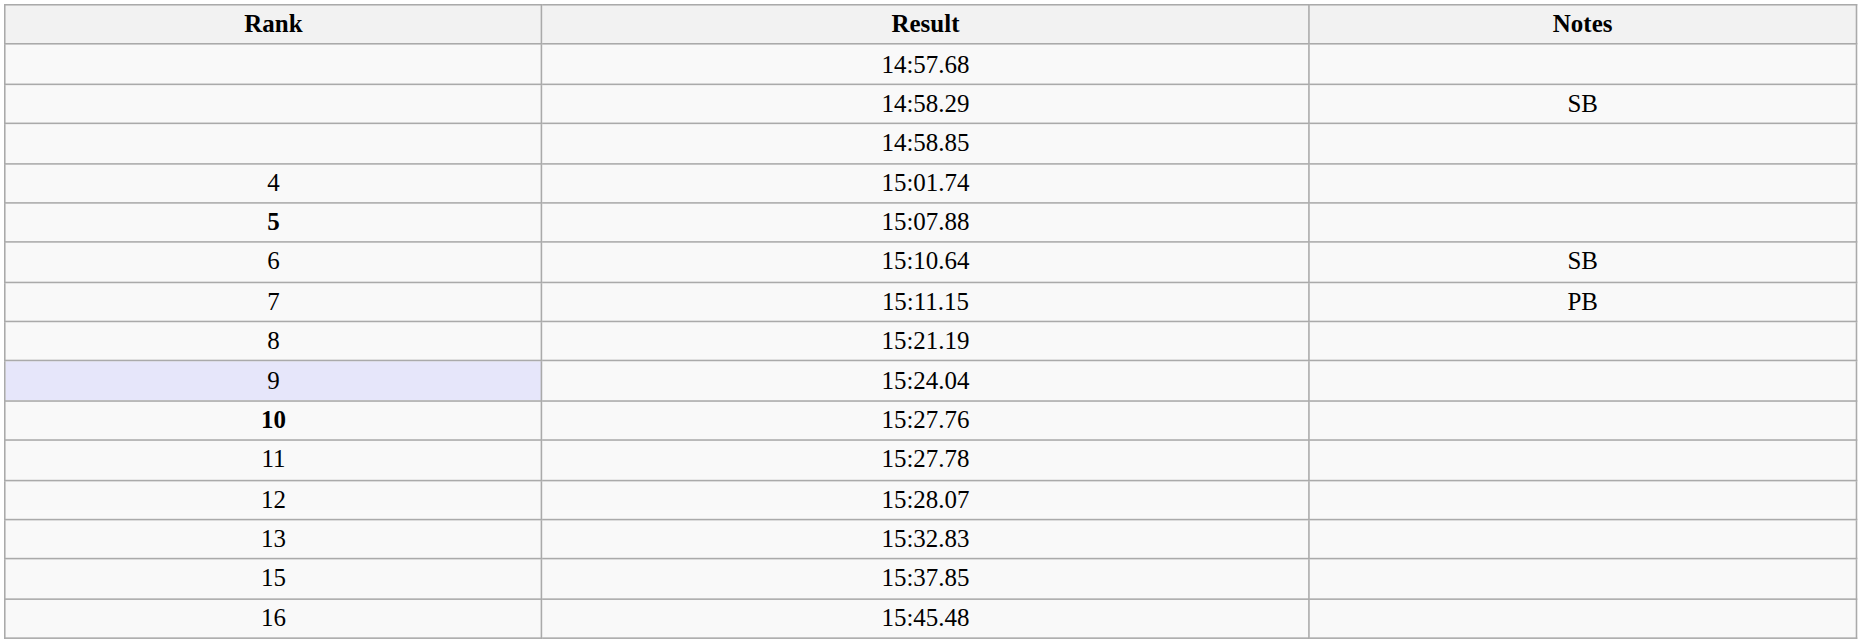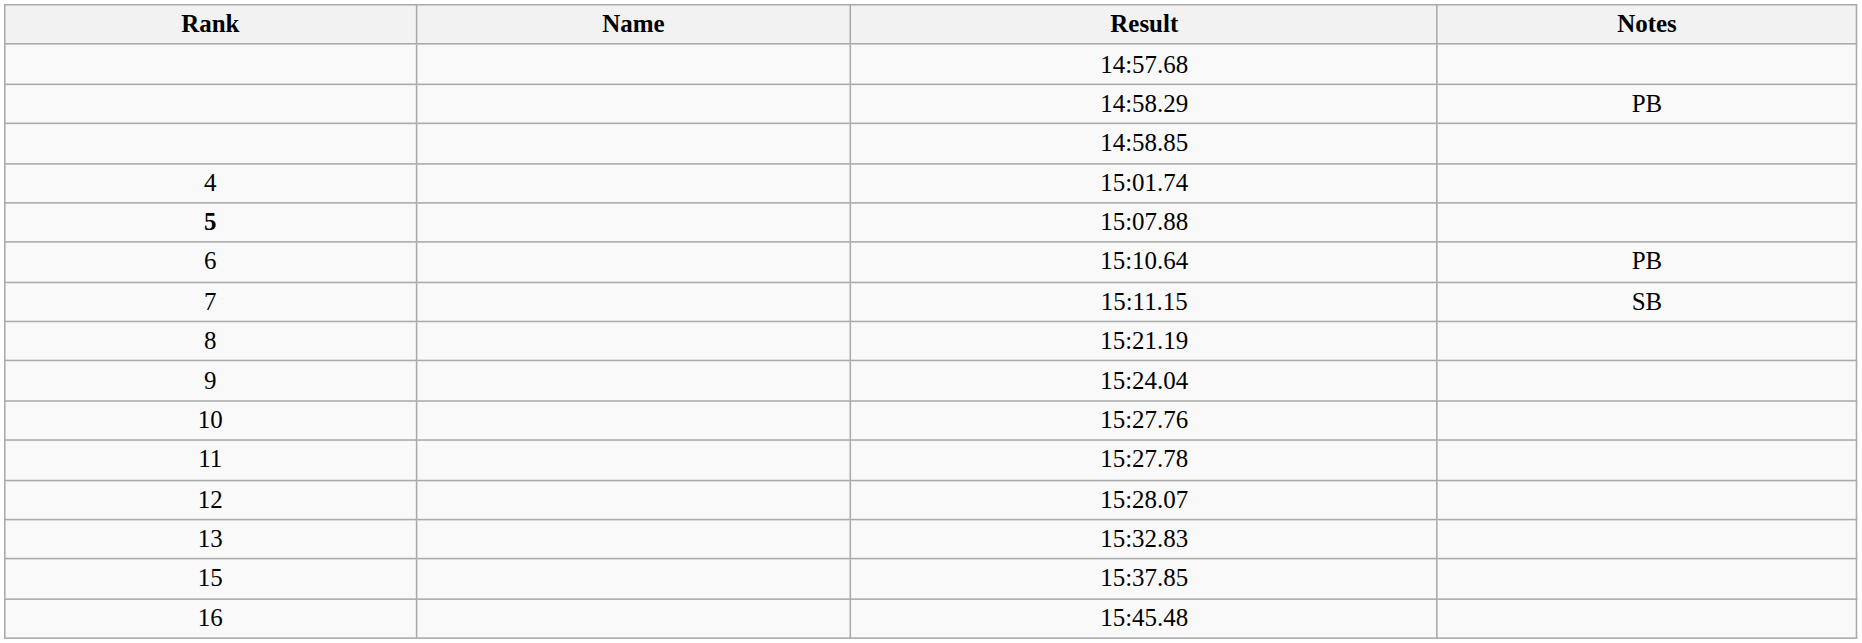+ column: (633, 24)
(1583, 103) SB -> (1647, 103) PB
(1583, 261) SB -> (1647, 261) PB
(1583, 301) PB -> (1647, 301) SB
(273, 380) lavender background -> (210, 380) no background
(273, 420) bold -> (210, 420) normal
